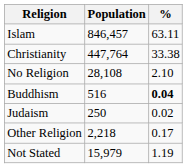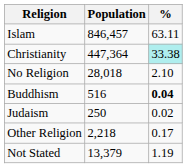(108, 53) 447,764 -> (108, 53) 447,364
(166, 53) no background -> (166, 53) paleturquoise background
(105, 73) 28,108 -> (105, 73) 28,018
(105, 152) 15,979 -> (105, 152) 13,379
